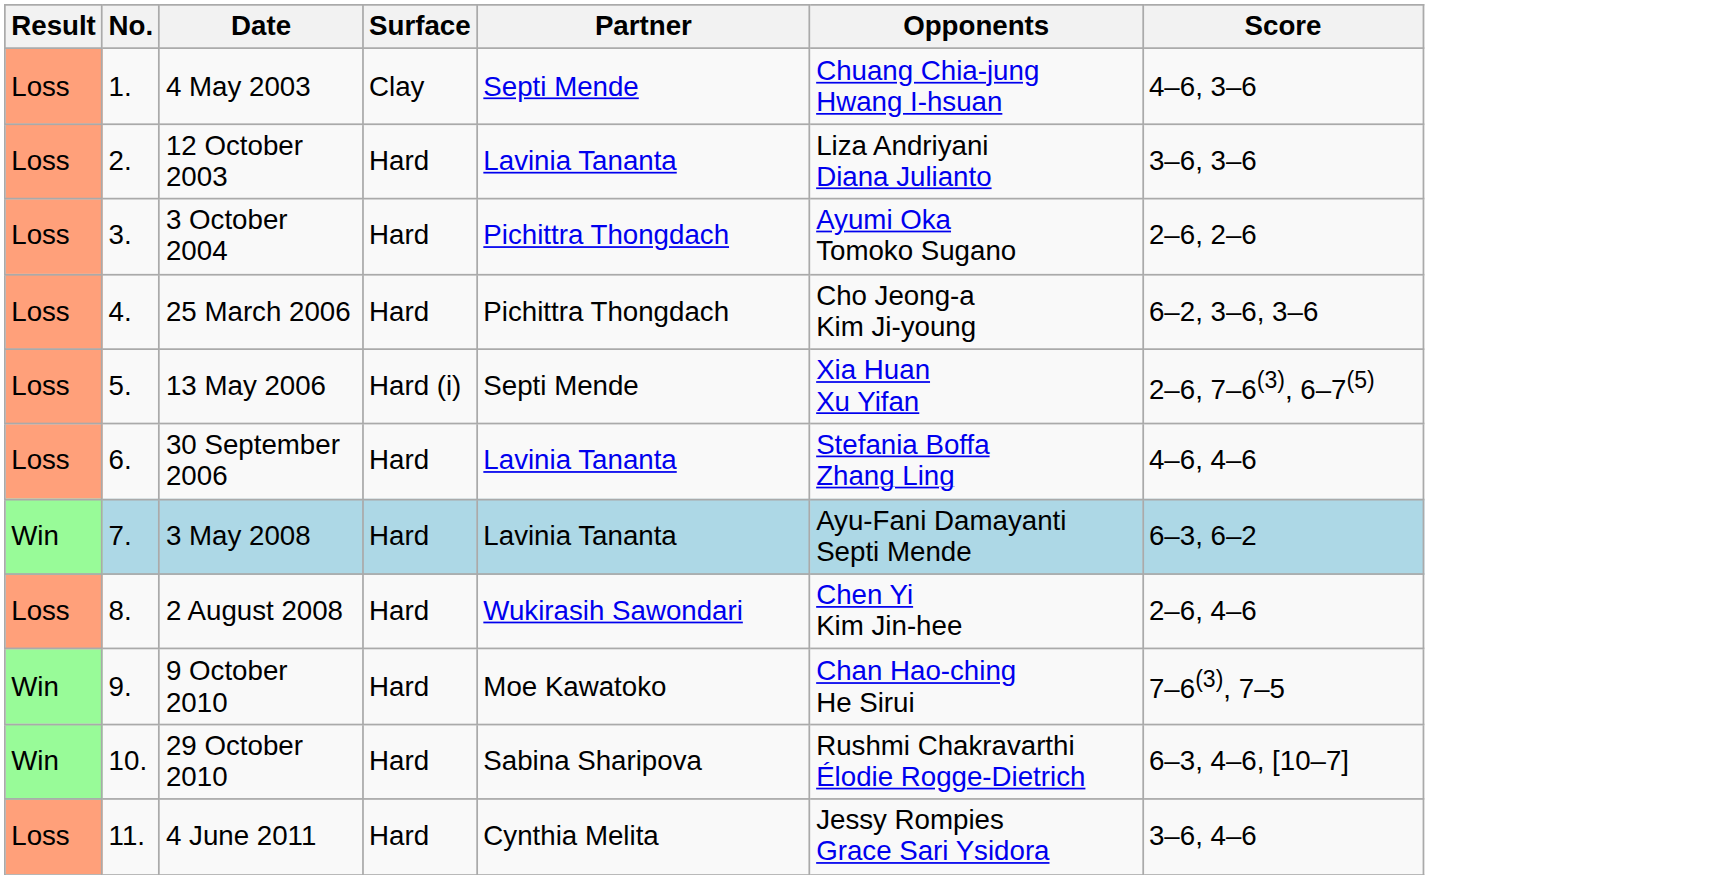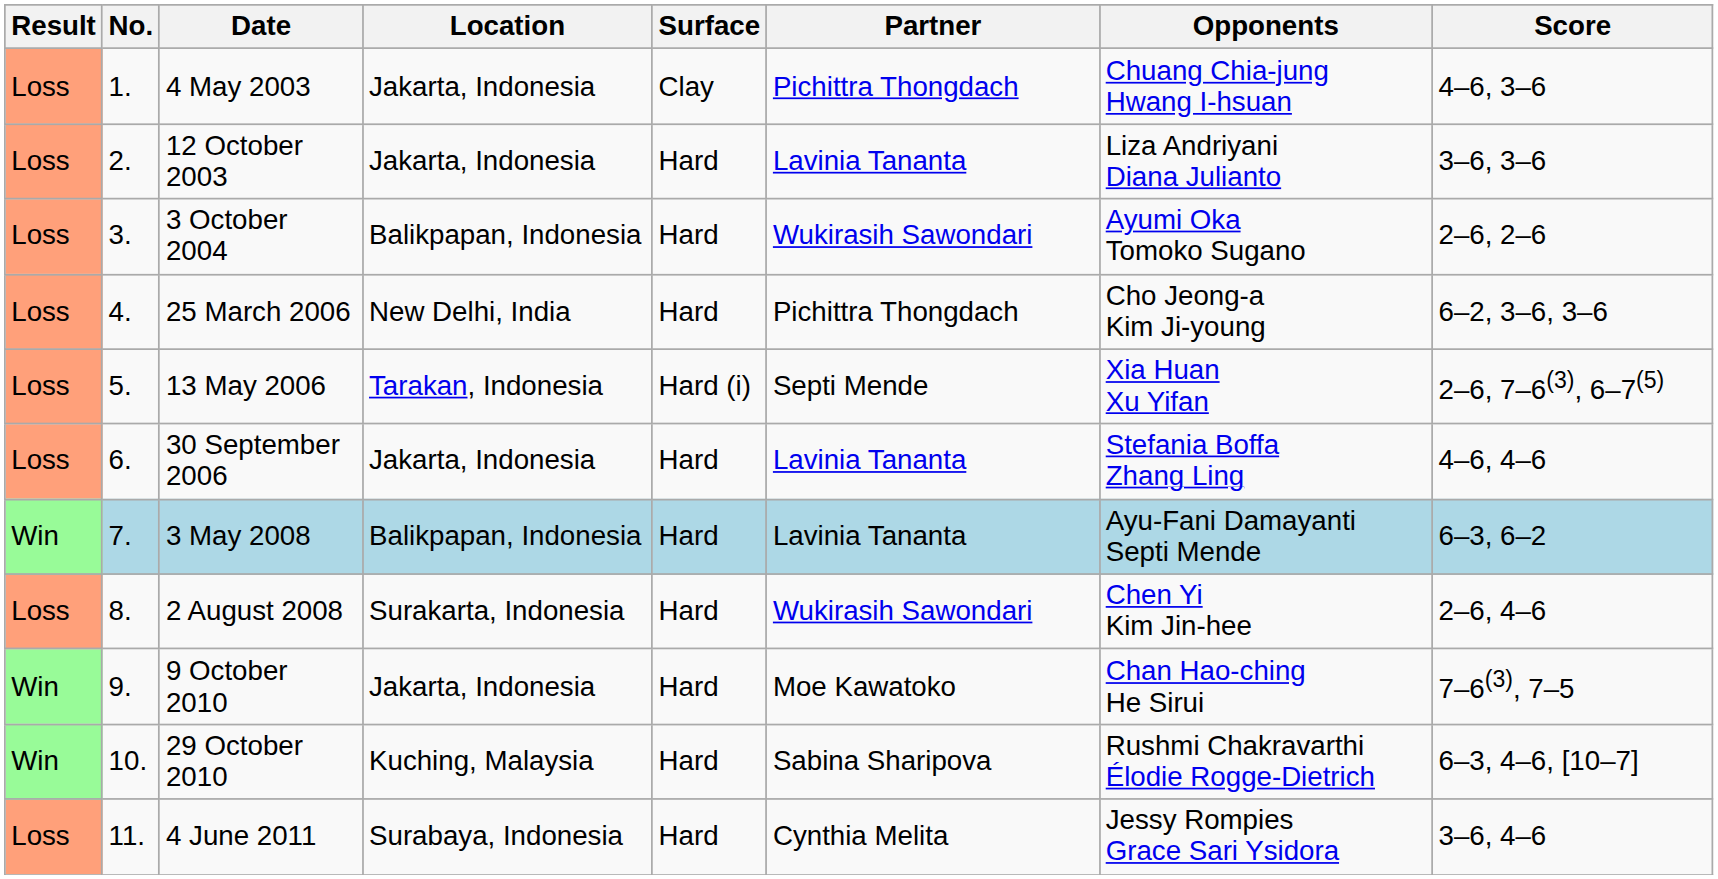+ column: (507, 26)
(561, 85) Septi Mende -> (896, 85) Pichittra Thongdach
(606, 235) Pichittra Thongdach -> (903, 235) Wukirasih Sawondari
